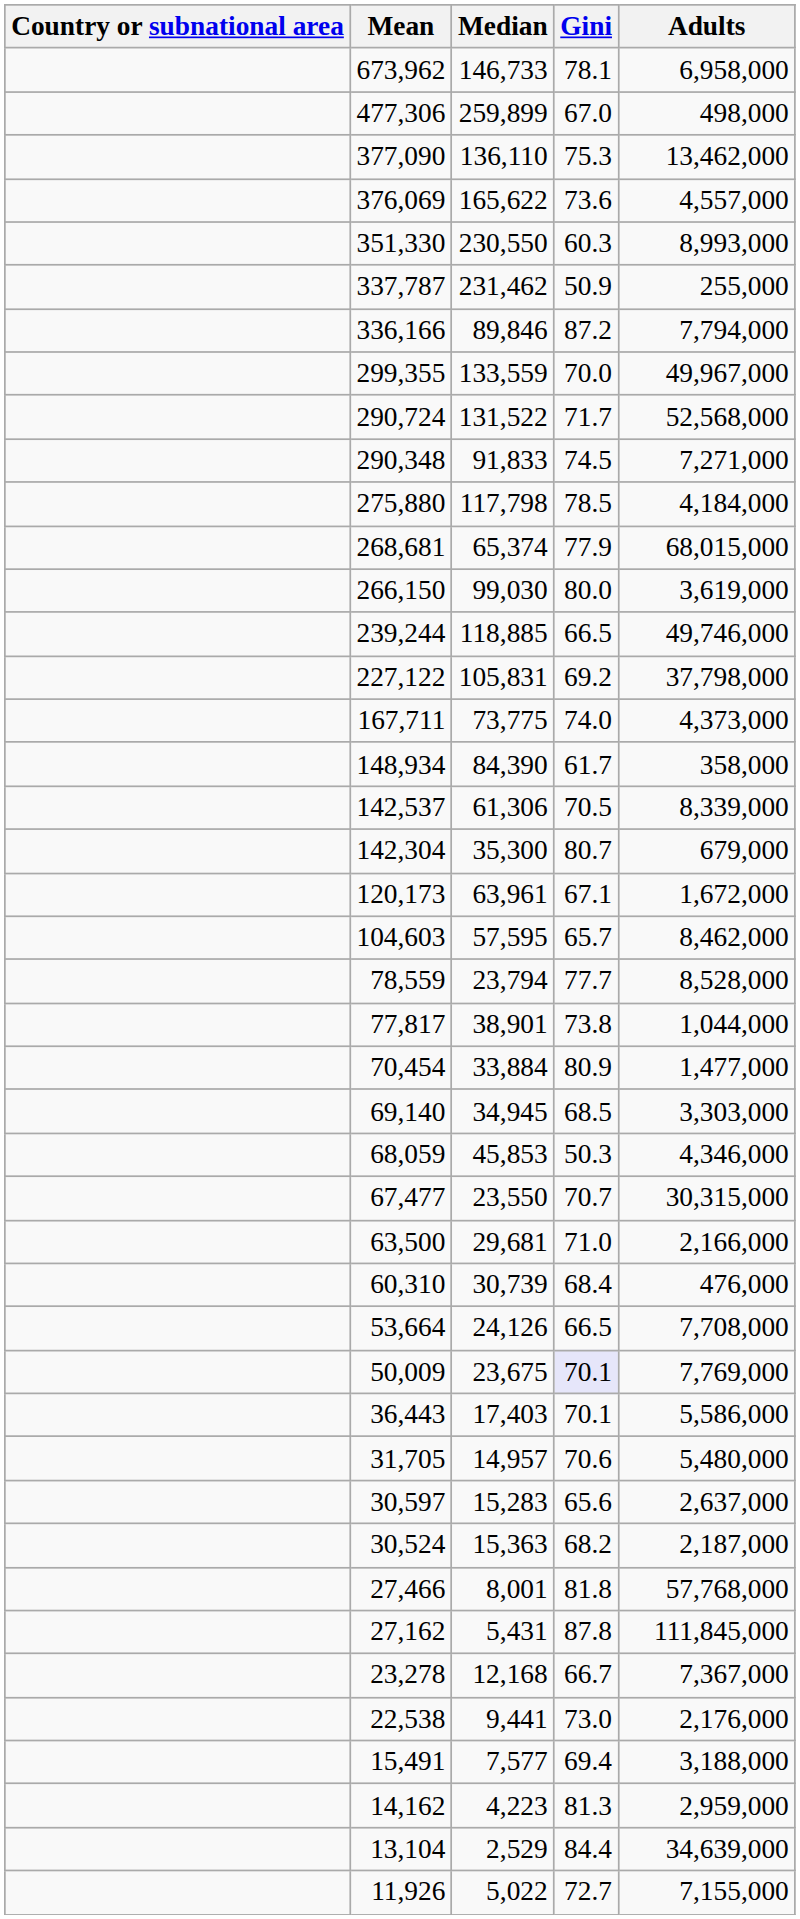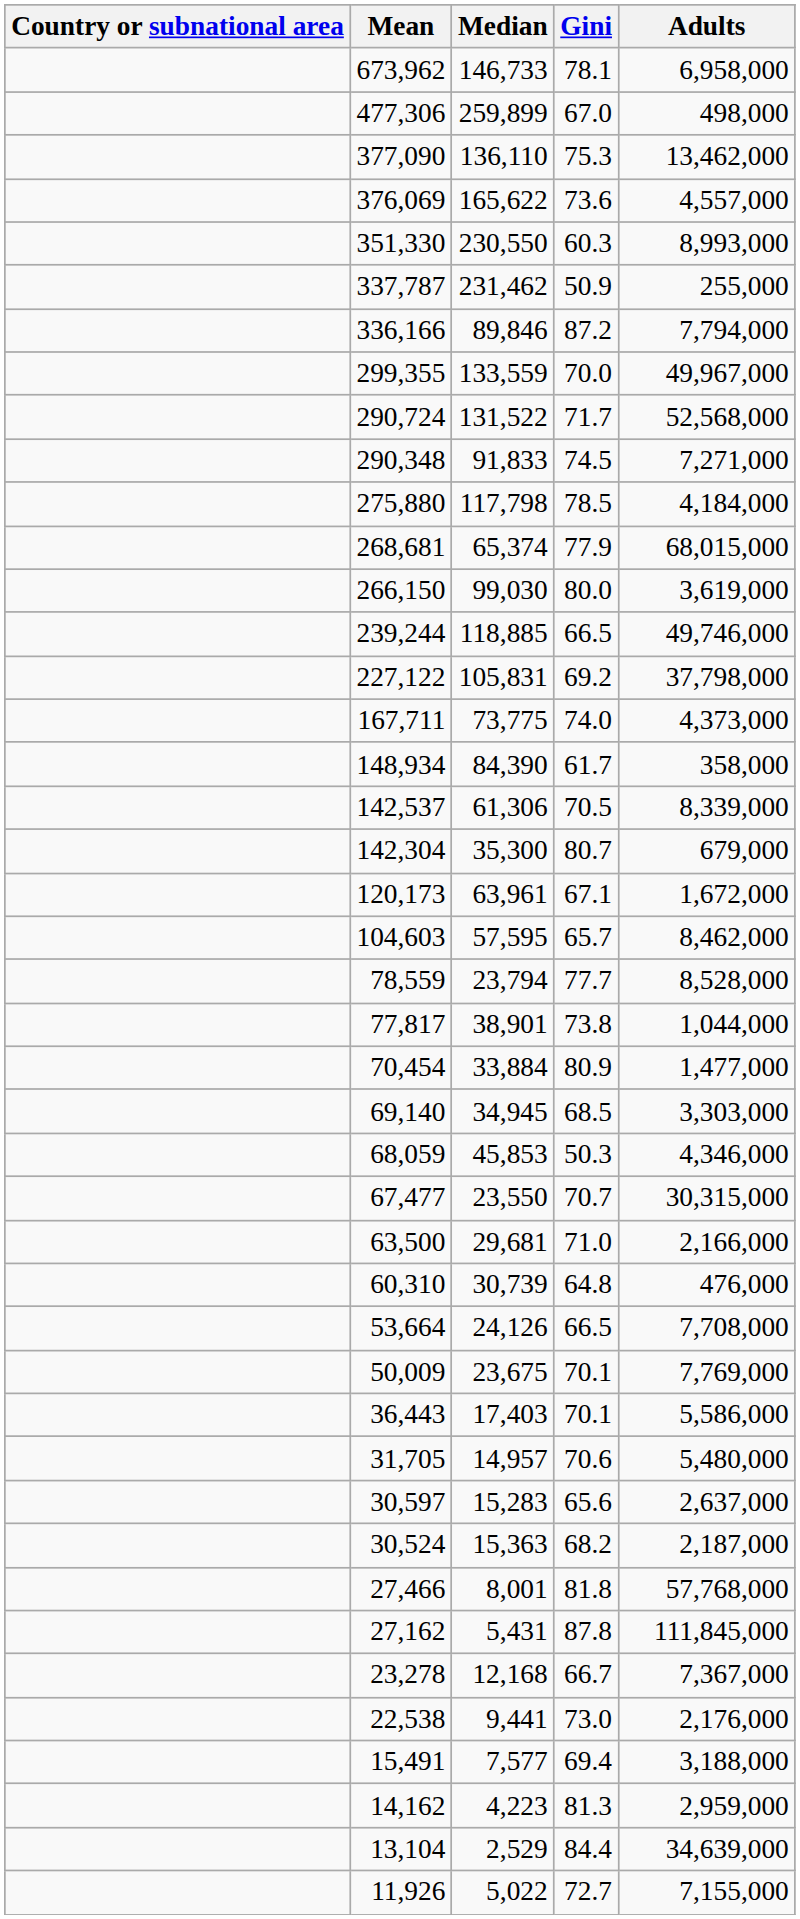(588, 1284) 68.4 -> (588, 1284) 64.8
(588, 1371) lavender background -> (588, 1371) no background
